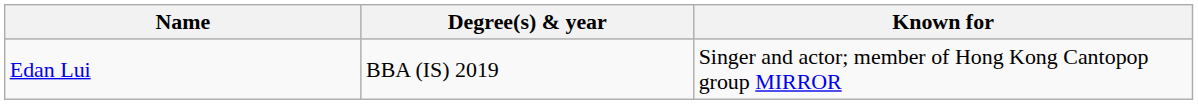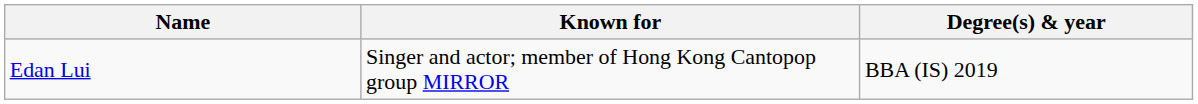columns swapped: (943, 21) <-> (527, 21)
